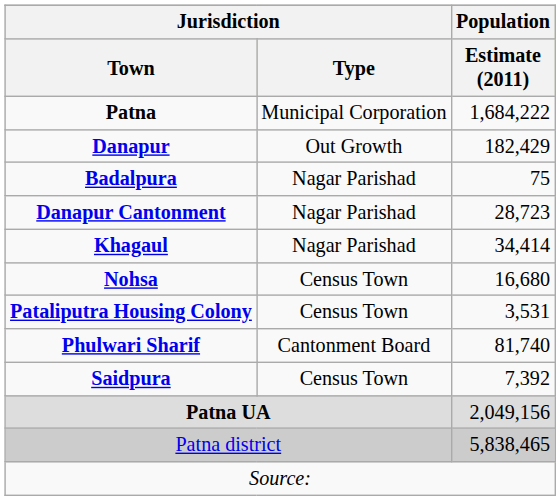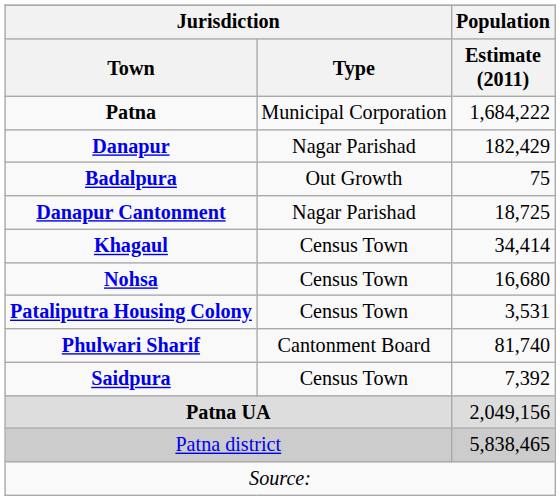(354, 145) Out Growth -> (354, 145) Nagar Parishad
(354, 179) Nagar Parishad -> (354, 179) Out Growth
(522, 212) 28,723 -> (522, 212) 18,725
(354, 245) Nagar Parishad -> (354, 245) Census Town
